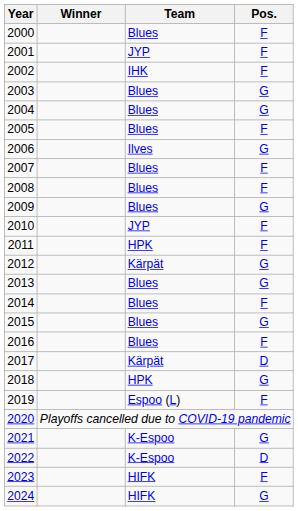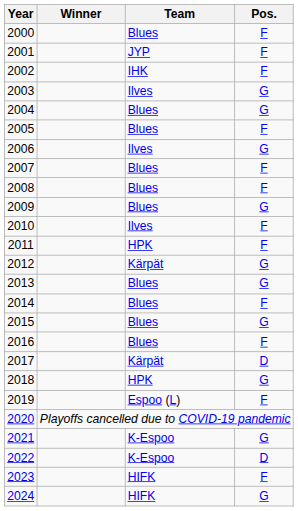(143, 91) Blues -> (140, 91) Ilves
(139, 226) JYP -> (140, 226) Ilves
